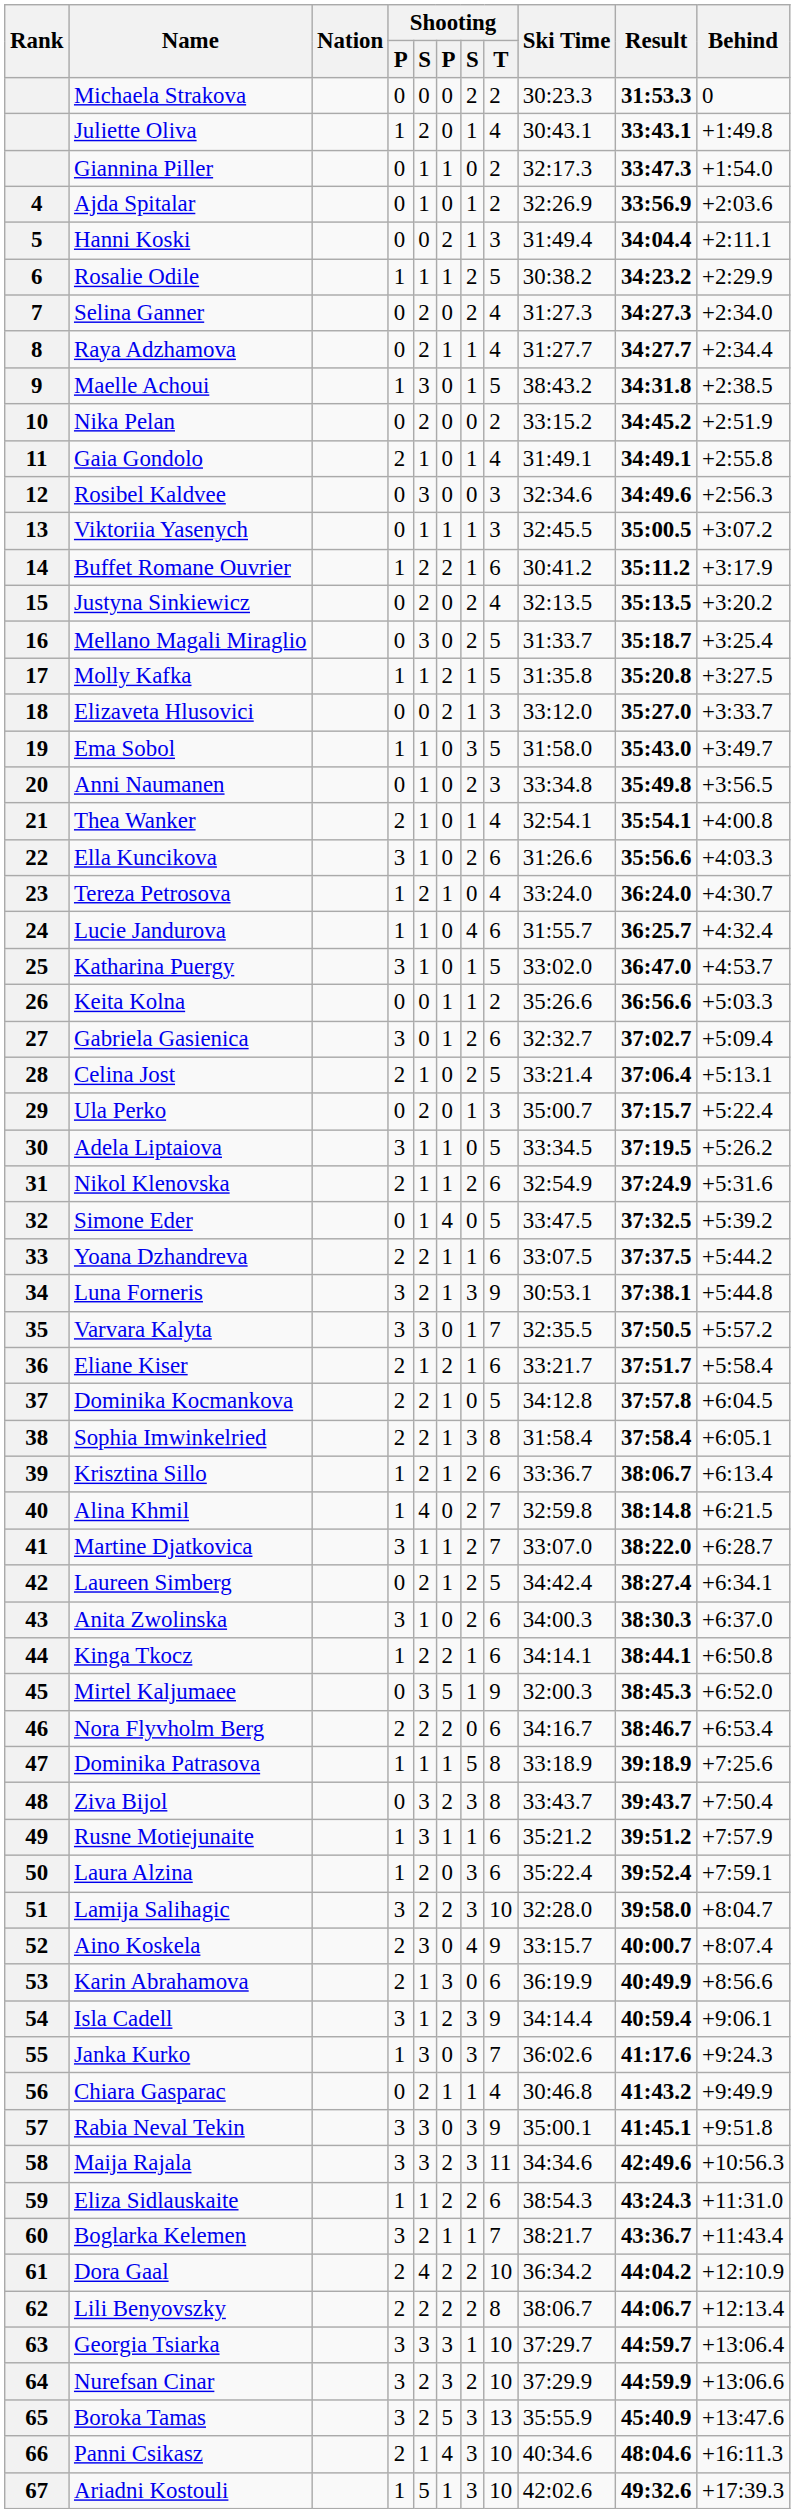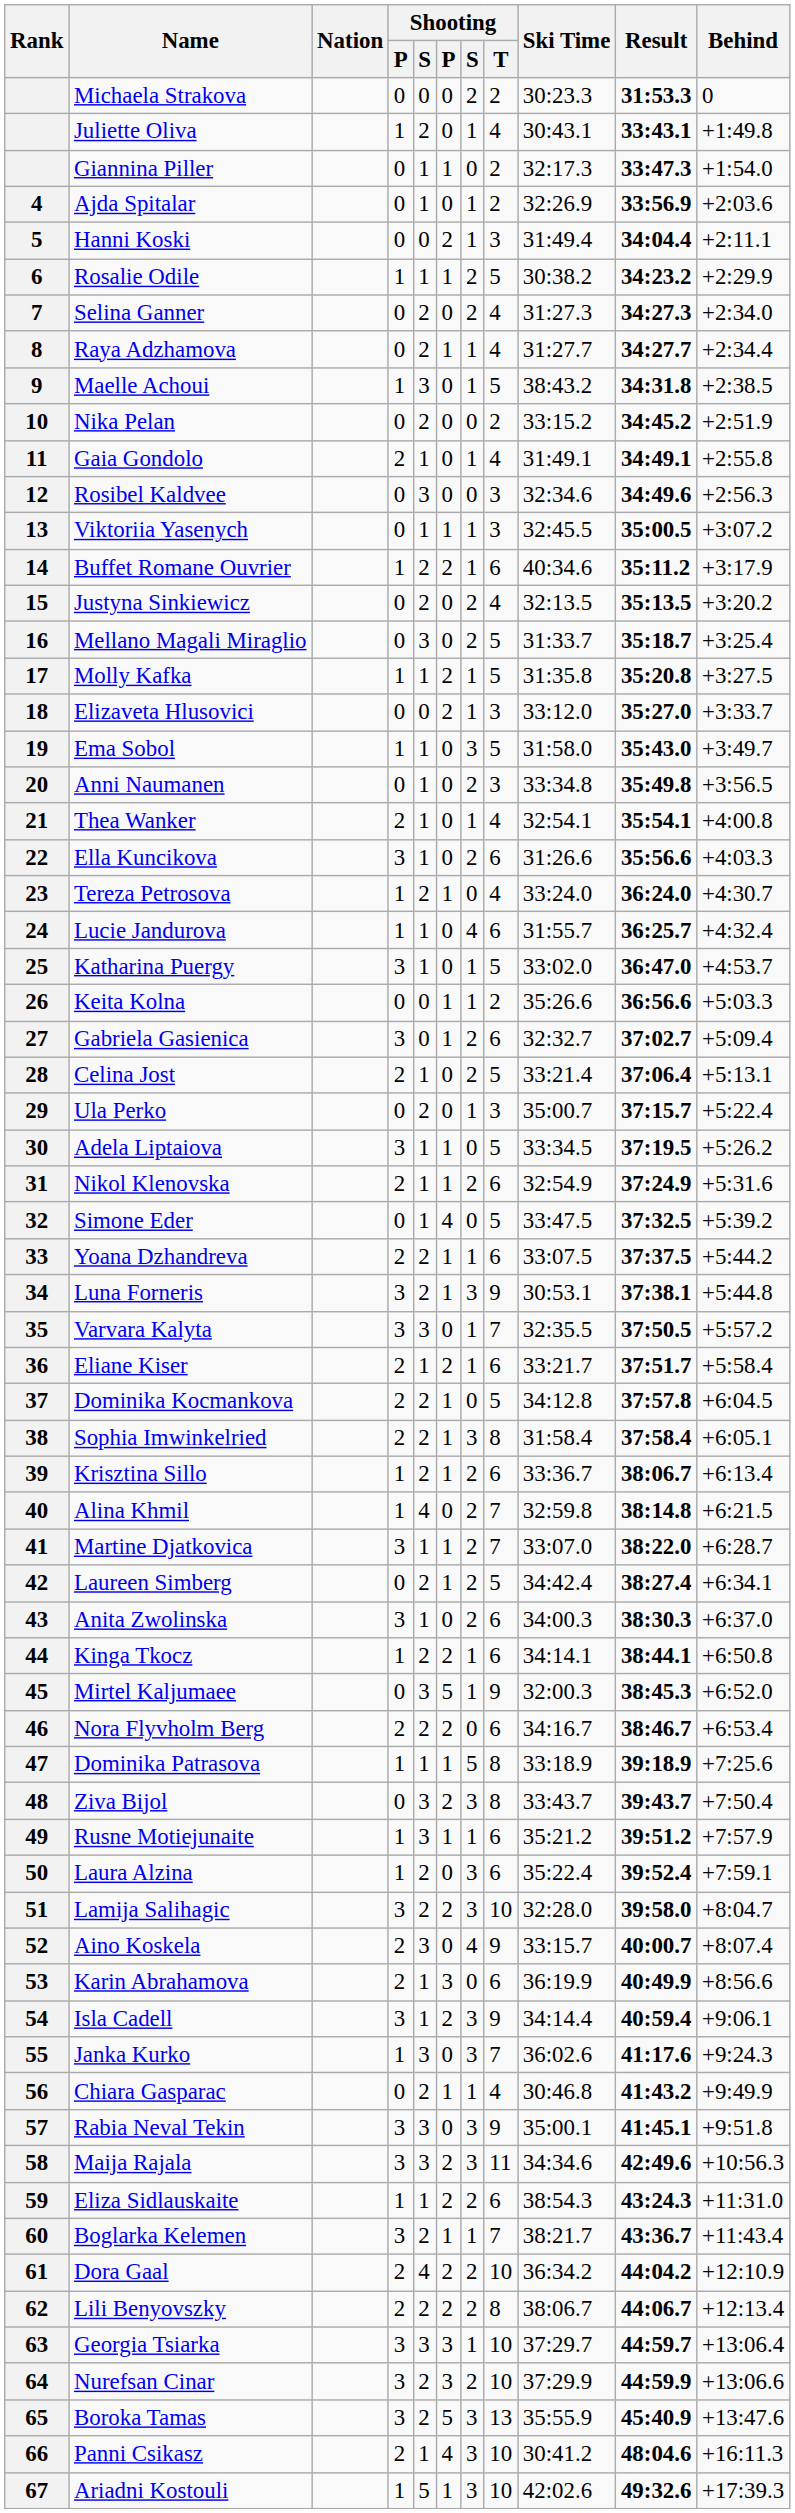(557, 566) 30:41.2 -> (557, 566) 40:34.6
(557, 2453) 40:34.6 -> (557, 2453) 30:41.2
